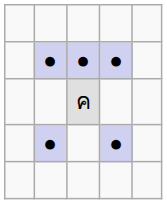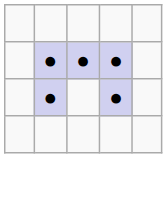- row: (50, 102)
